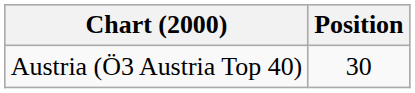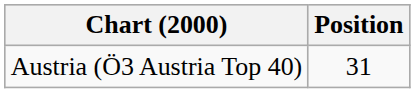(359, 66) 30 -> (359, 66) 31
